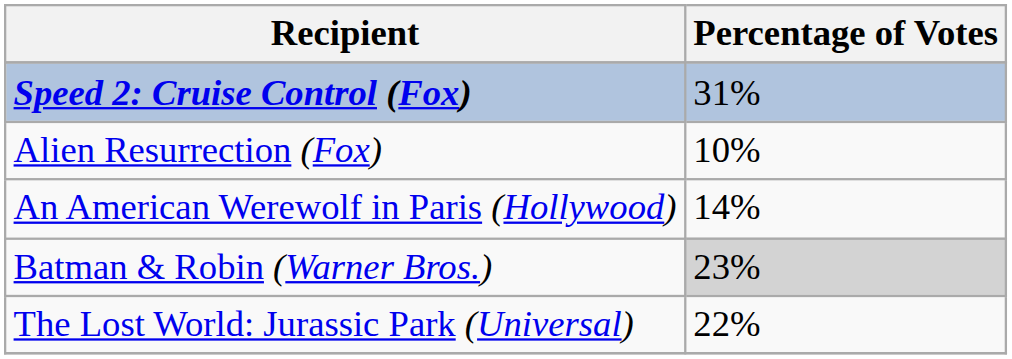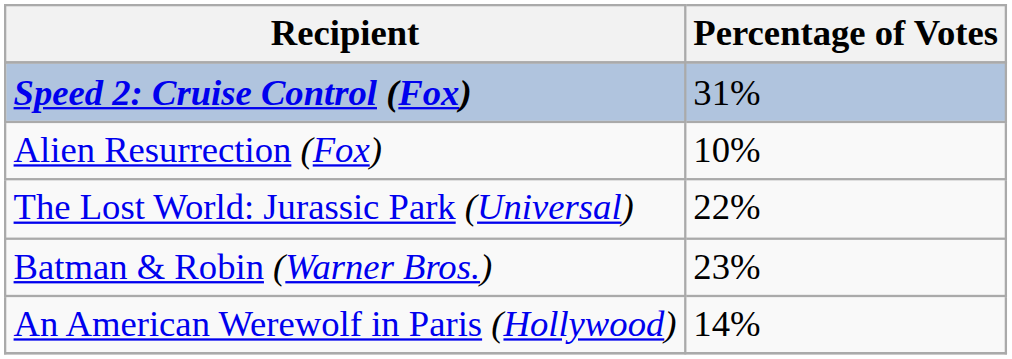rows swapped: (345, 207) <-> (324, 324)
(727, 265) lightgrey background -> (727, 265) no background
